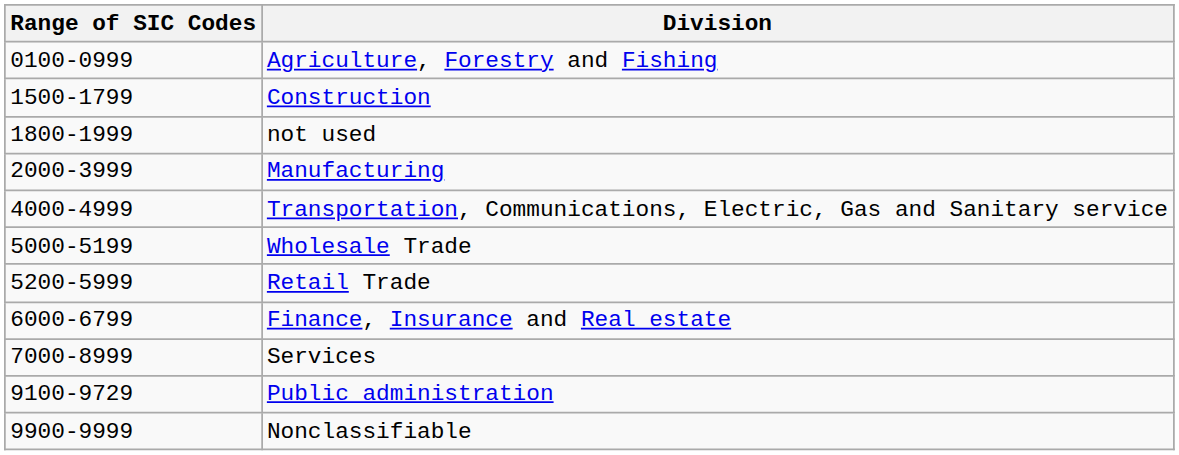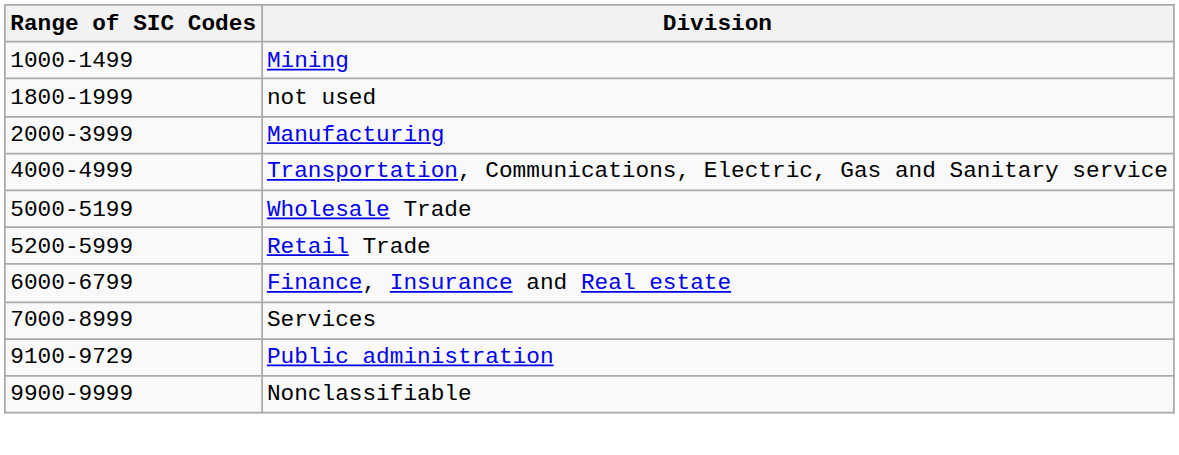- row: (492, 60)
+ row: (308, 60)
- row: (349, 98)
